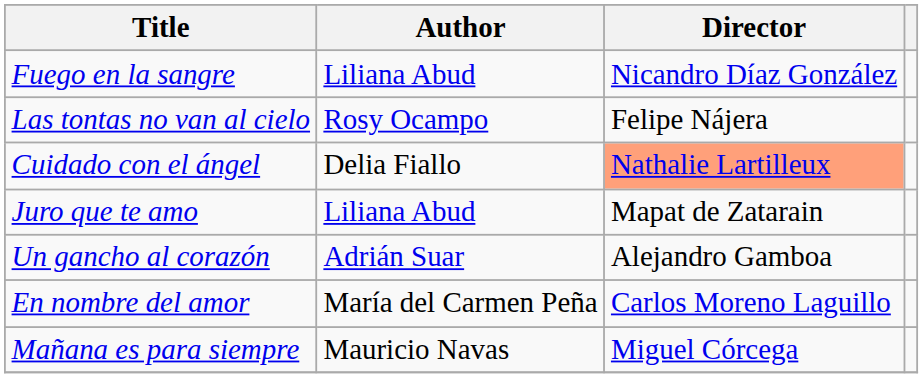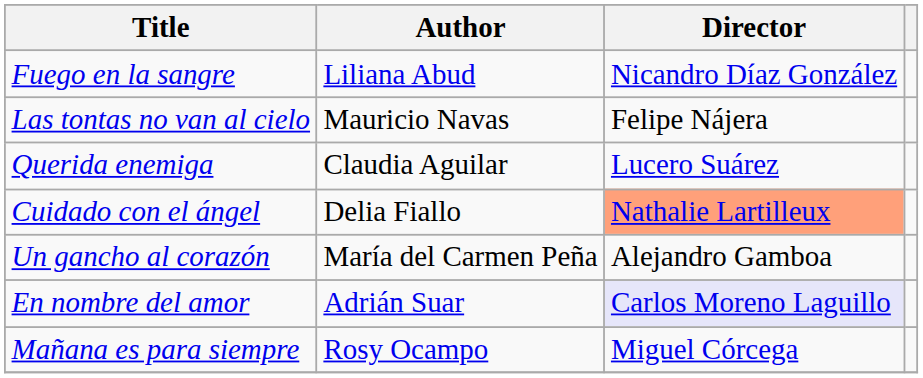(406, 119) Rosy Ocampo -> (416, 119) Mauricio Navas
+ row: (113, 165)
- row: (105, 211)
(394, 257) Adrián Suar -> (460, 257) María del Carmen Peña
(460, 303) María del Carmen Peña -> (394, 303) Adrián Suar
(751, 303) no background -> (751, 303) lavender background
(416, 348) Mauricio Navas -> (406, 348) Rosy Ocampo
